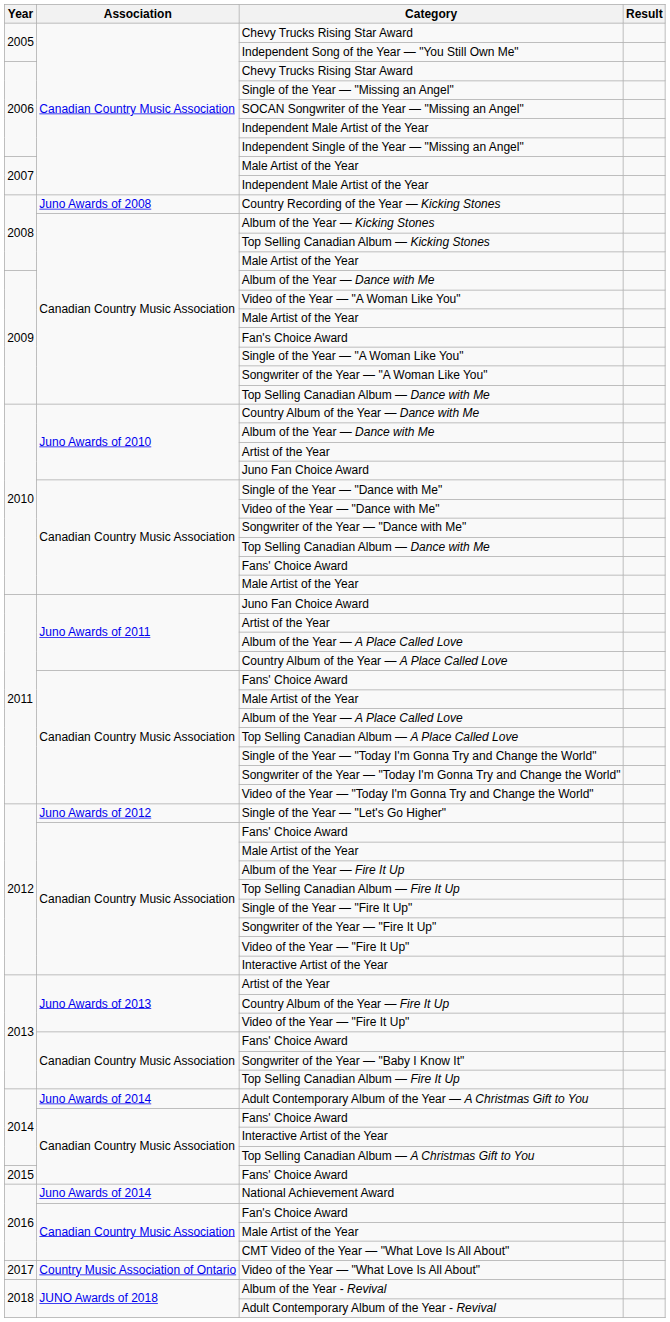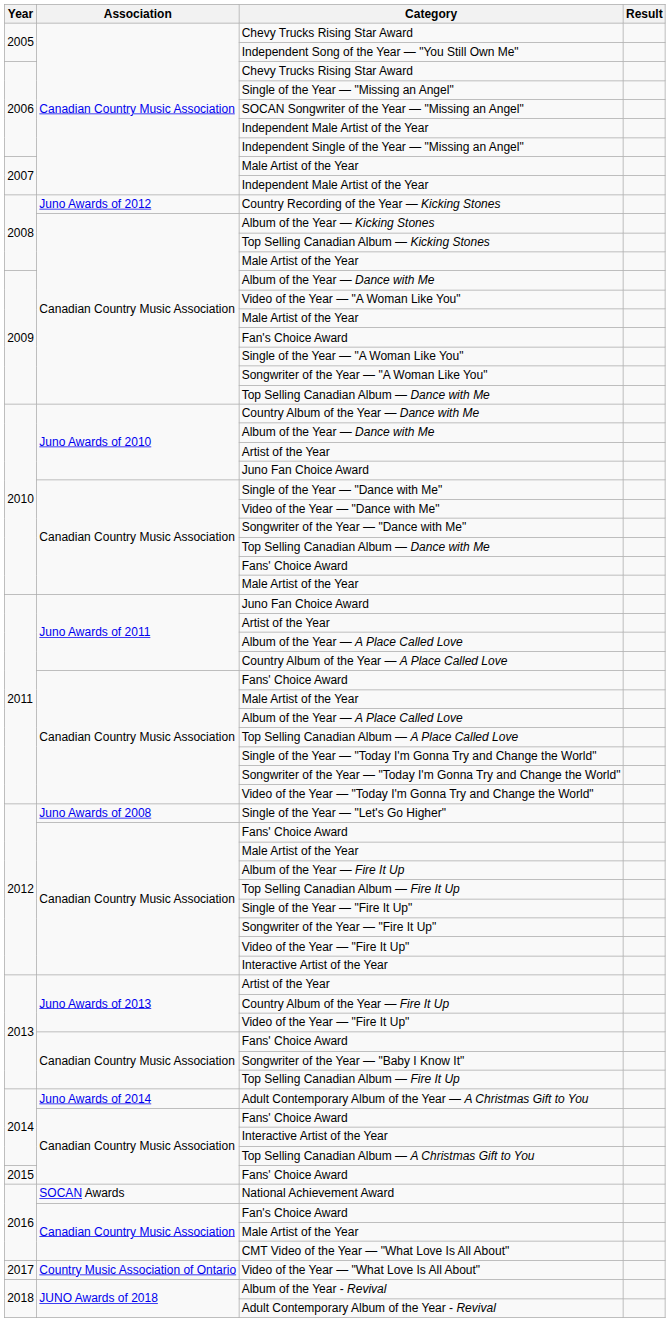(95, 204) Juno Awards of 2008 -> (95, 204) Juno Awards of 2012
(95, 813) Juno Awards of 2012 -> (95, 813) Juno Awards of 2008
(95, 1193) Juno Awards of 2014 -> (82, 1193) SOCAN Awards
